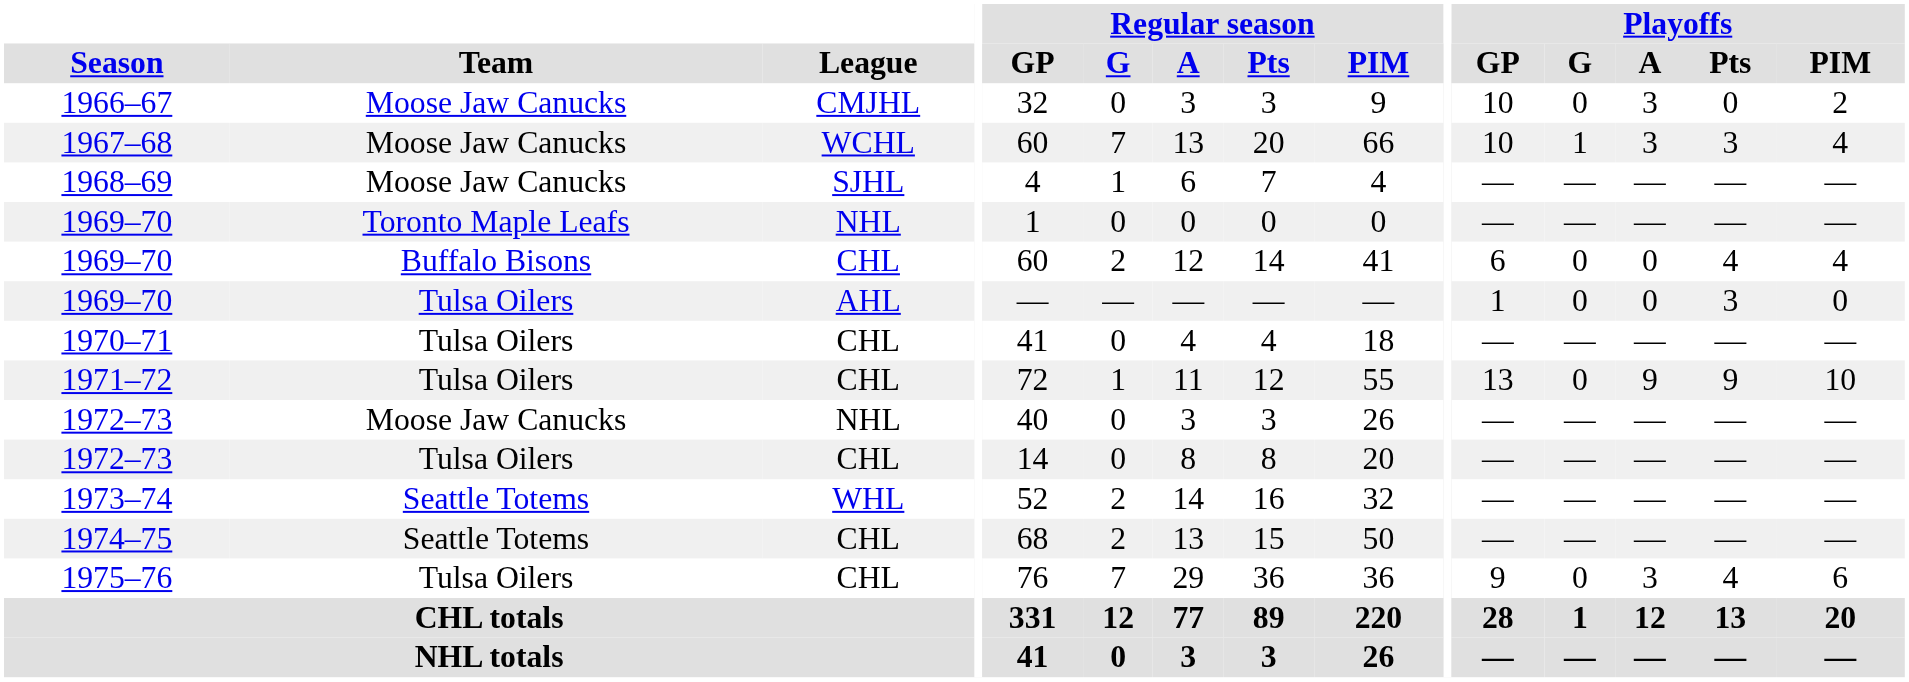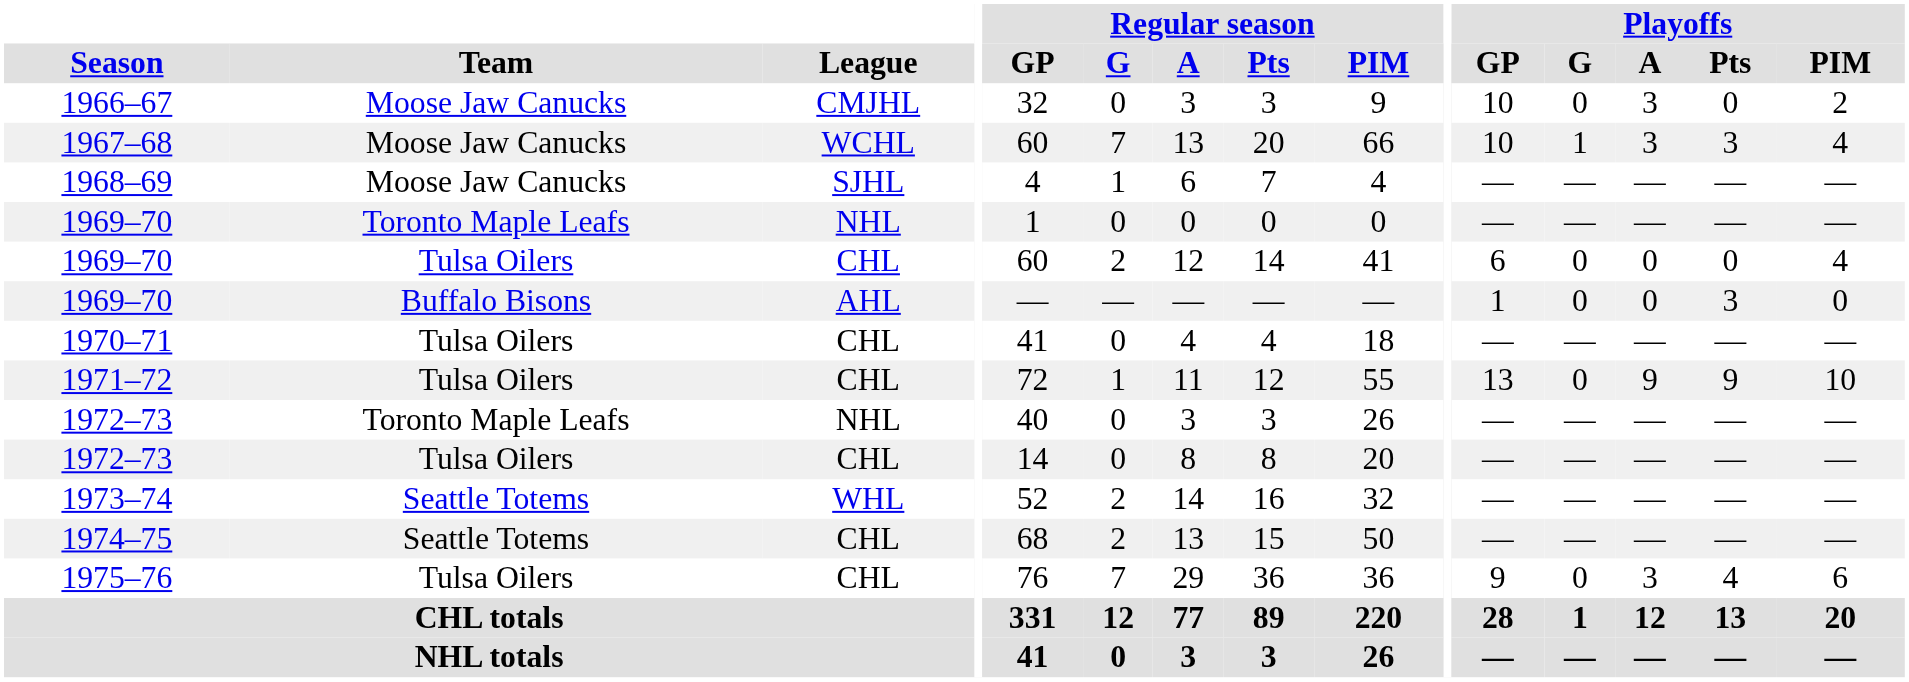(496, 260) Buffalo Bisons -> (496, 260) Tulsa Oilers
(1730, 260) 4 -> (1730, 260) 0
(496, 300) Tulsa Oilers -> (496, 300) Buffalo Bisons
(496, 419) Moose Jaw Canucks -> (496, 419) Toronto Maple Leafs
